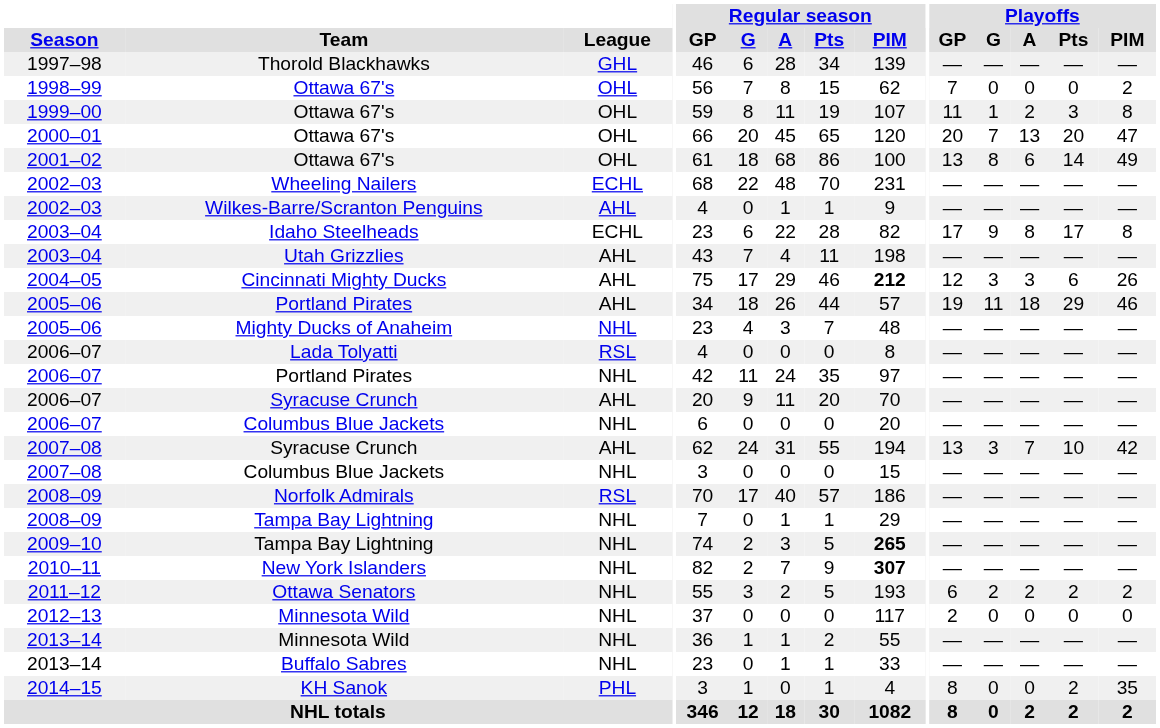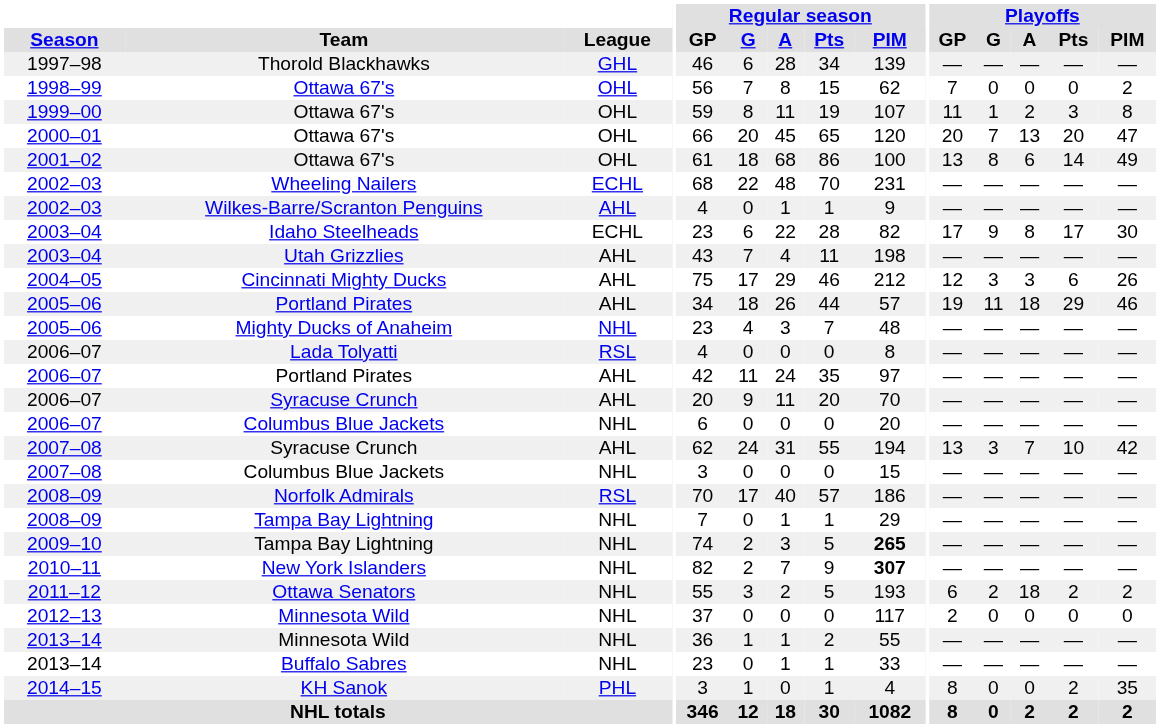(1127, 231) 8 -> (1127, 231) 30
(890, 279) bold -> (890, 279) normal
(617, 375) NHL -> (617, 375) AHL
(1030, 591) 2 -> (1030, 591) 18
